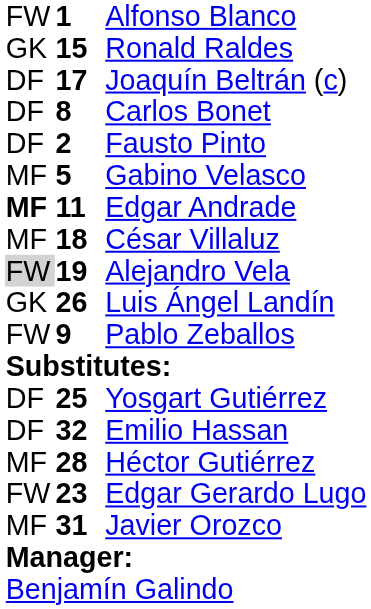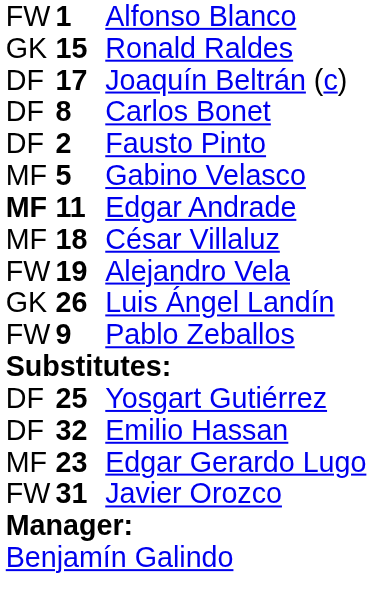(28, 271) lightgrey background -> (28, 271) no background
- row: (210, 462)
(28, 494) FW -> (26, 462) MF
(26, 525) MF -> (28, 494) FW
